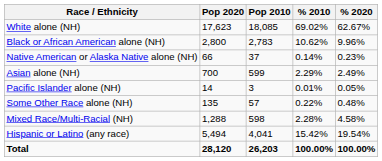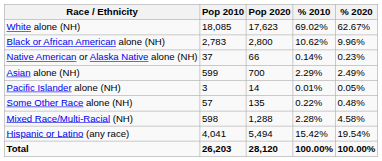columns swapped: (270, 12) <-> (223, 12)
